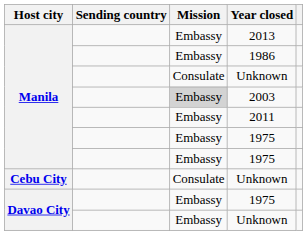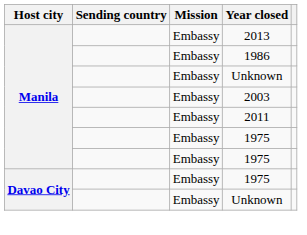(199, 76) Consulate -> (196, 76) Embassy
(199, 96) lightgrey background -> (196, 96) no background
- row: (39, 179)
